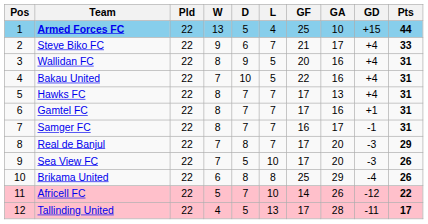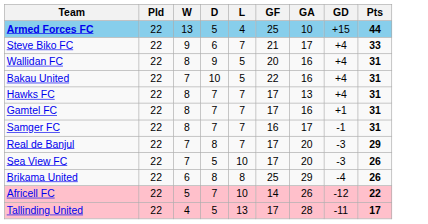- column: (20, 12)
